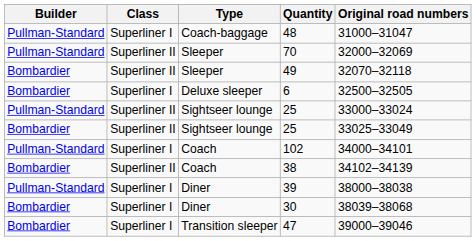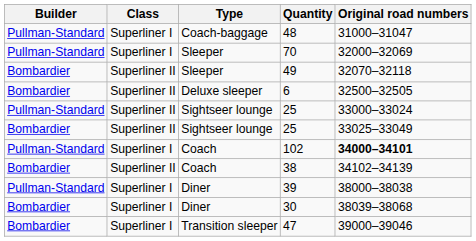(143, 52) Superliner II -> (141, 52) Superliner I
(141, 91) Superliner I -> (143, 91) Superliner II
(375, 149) normal -> (375, 149) bold
